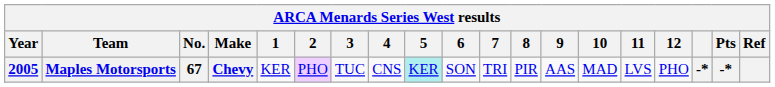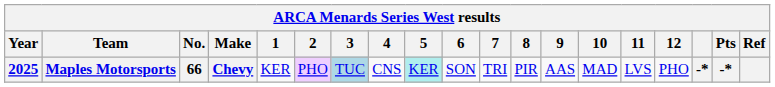(23, 69) 2005 -> (23, 69) 2025
(194, 69) 67 -> (194, 69) 66
(350, 69) no background -> (350, 69) lightblue background
